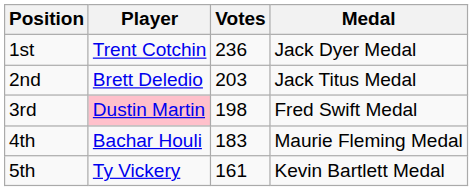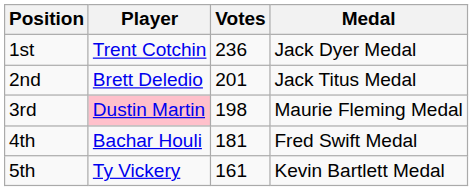(231, 79) 203 -> (231, 79) 201
(346, 110) Fred Swift Medal -> (369, 110) Maurie Fleming Medal
(231, 140) 183 -> (231, 140) 181
(369, 140) Maurie Fleming Medal -> (346, 140) Fred Swift Medal
